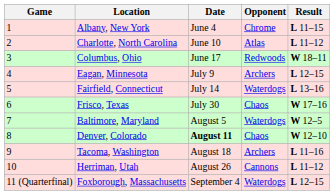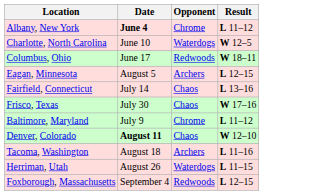- column: (40, 12)
(203, 27) normal -> (134, 27) bold
(307, 27) L 11–15 -> (236, 27) L 11–12
(254, 43) Atlas -> (194, 43) Waterdogs
(307, 43) L 11–12 -> (236, 43) W 12–5
(202, 74) July 9 -> (138, 74) August 5
(265, 89) Waterdogs -> (186, 89) Chaos
(208, 120) August 5 -> (132, 120) July 9
(265, 120) Waterdogs -> (189, 120) Chrome
(306, 120) W 12–5 -> (236, 120) L 11–12
(261, 167) Cannons -> (194, 167) Waterdogs
(307, 167) L 11–12 -> (236, 167) L 11–15
(265, 182) Waterdogs -> (194, 182) Redwoods
